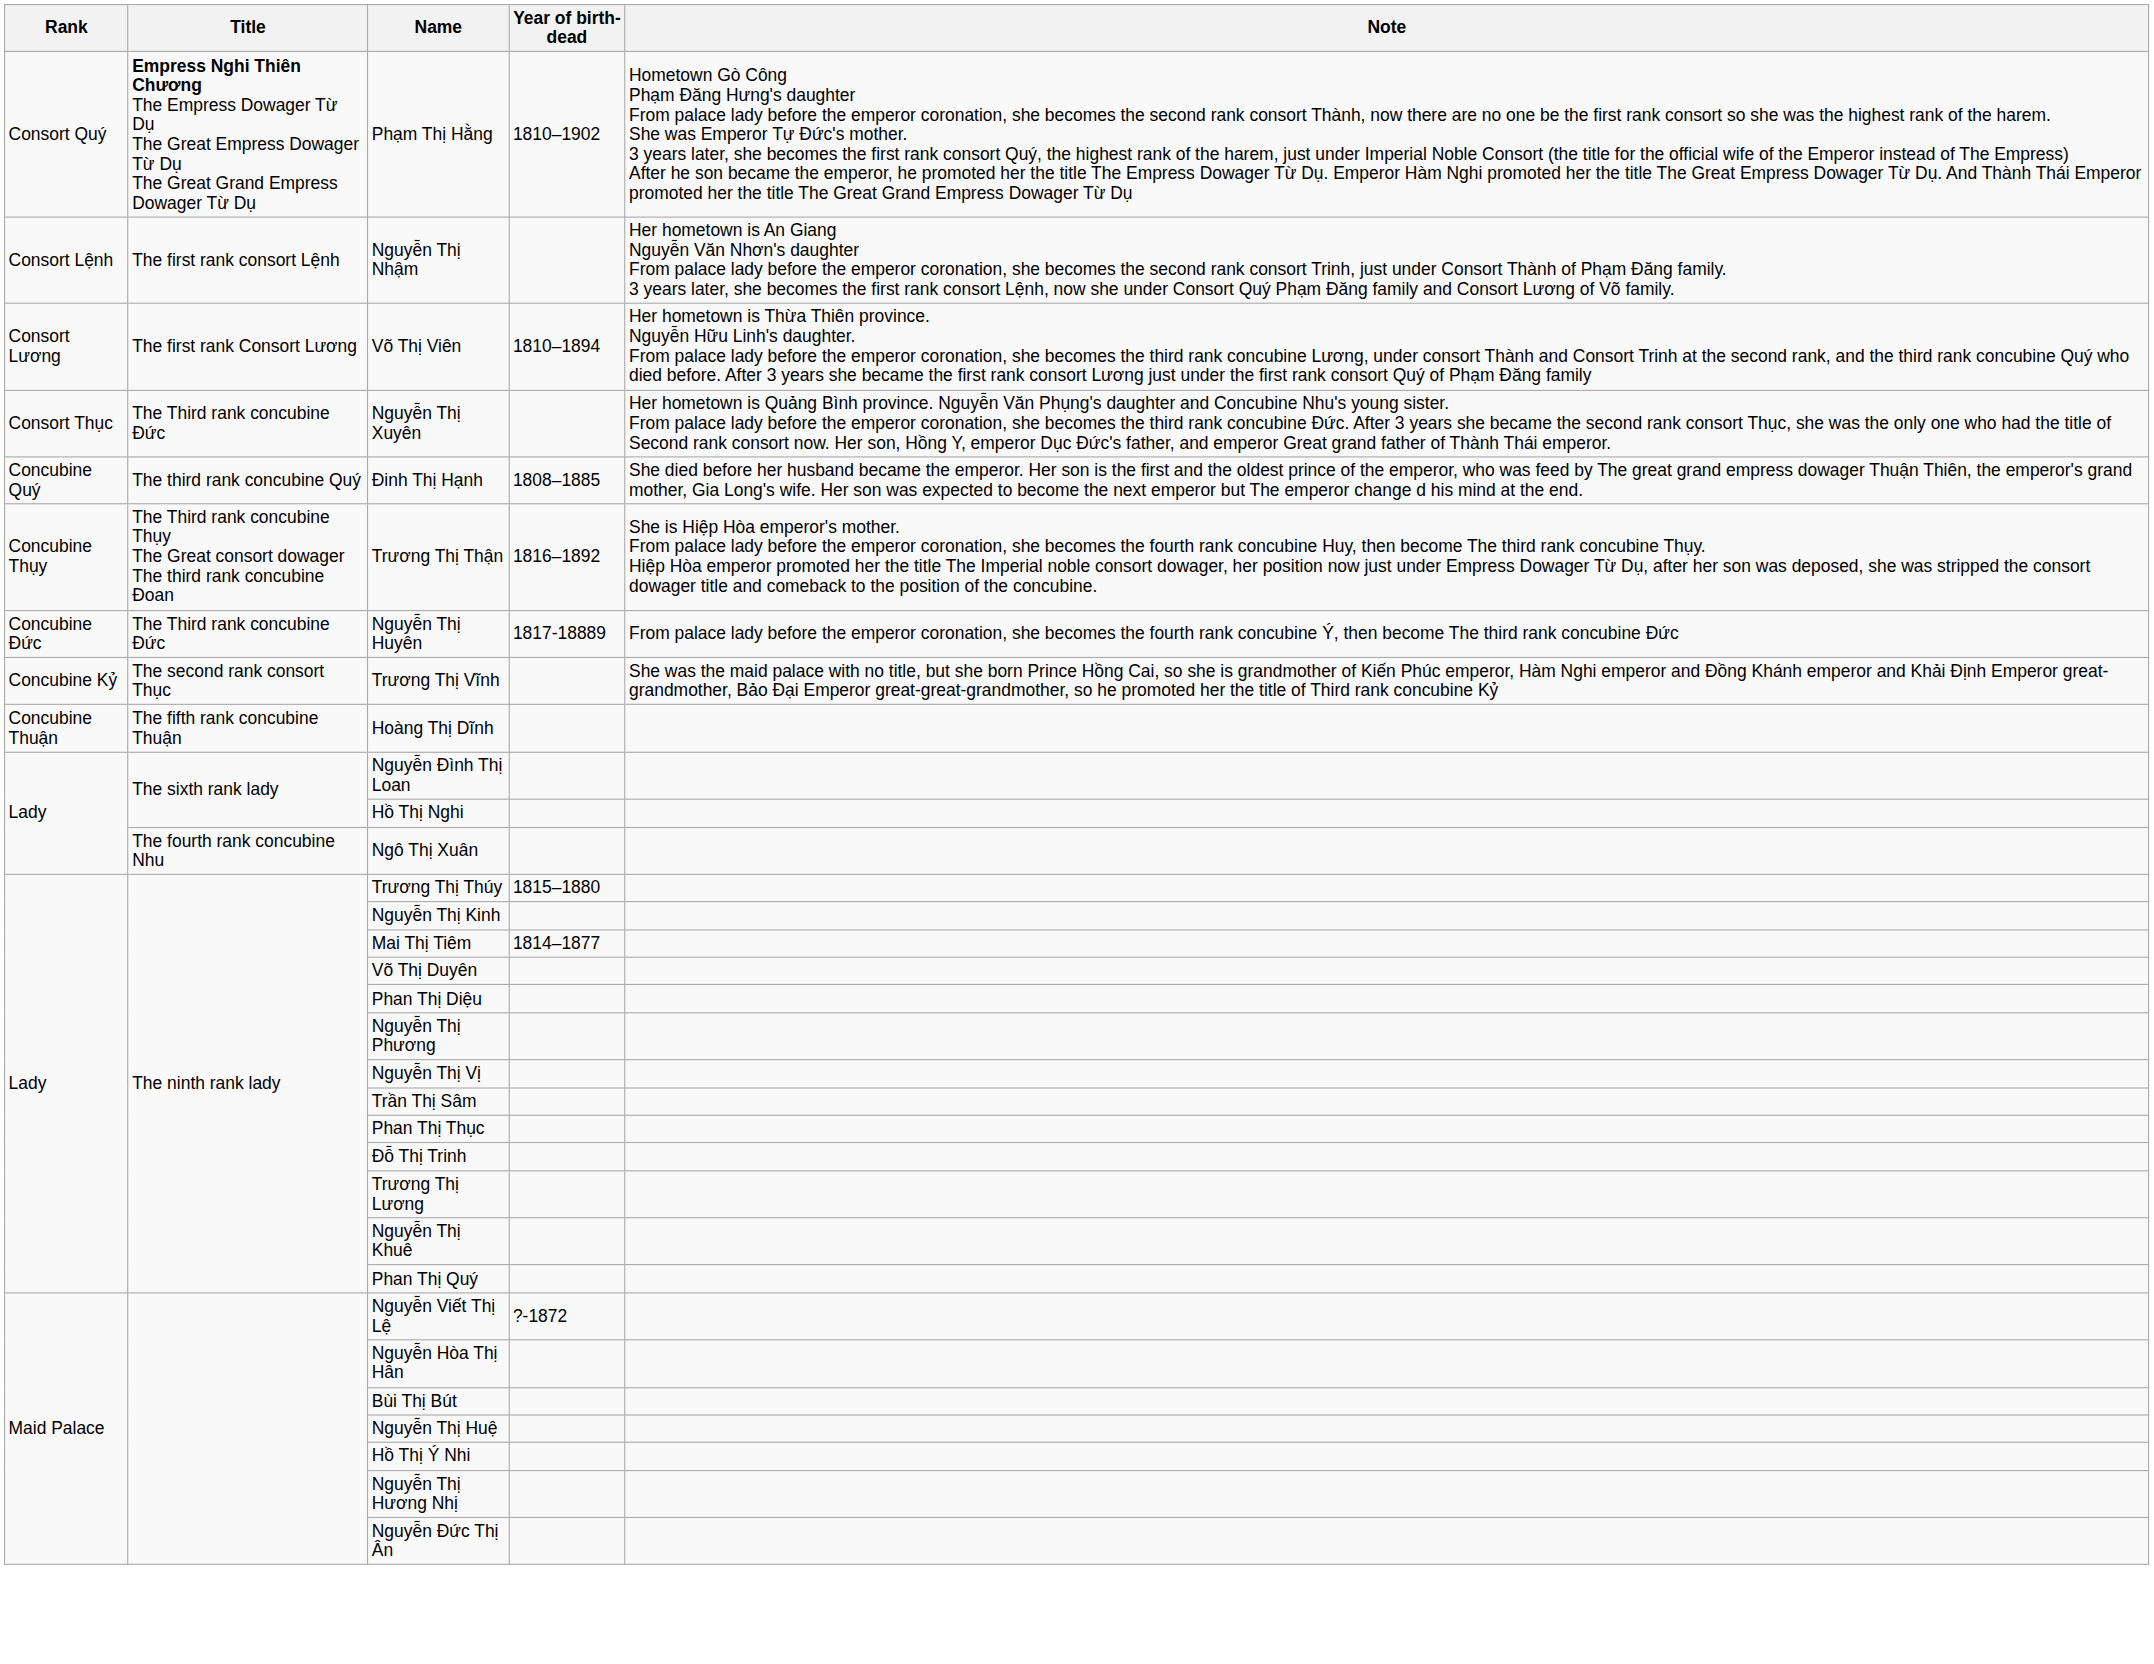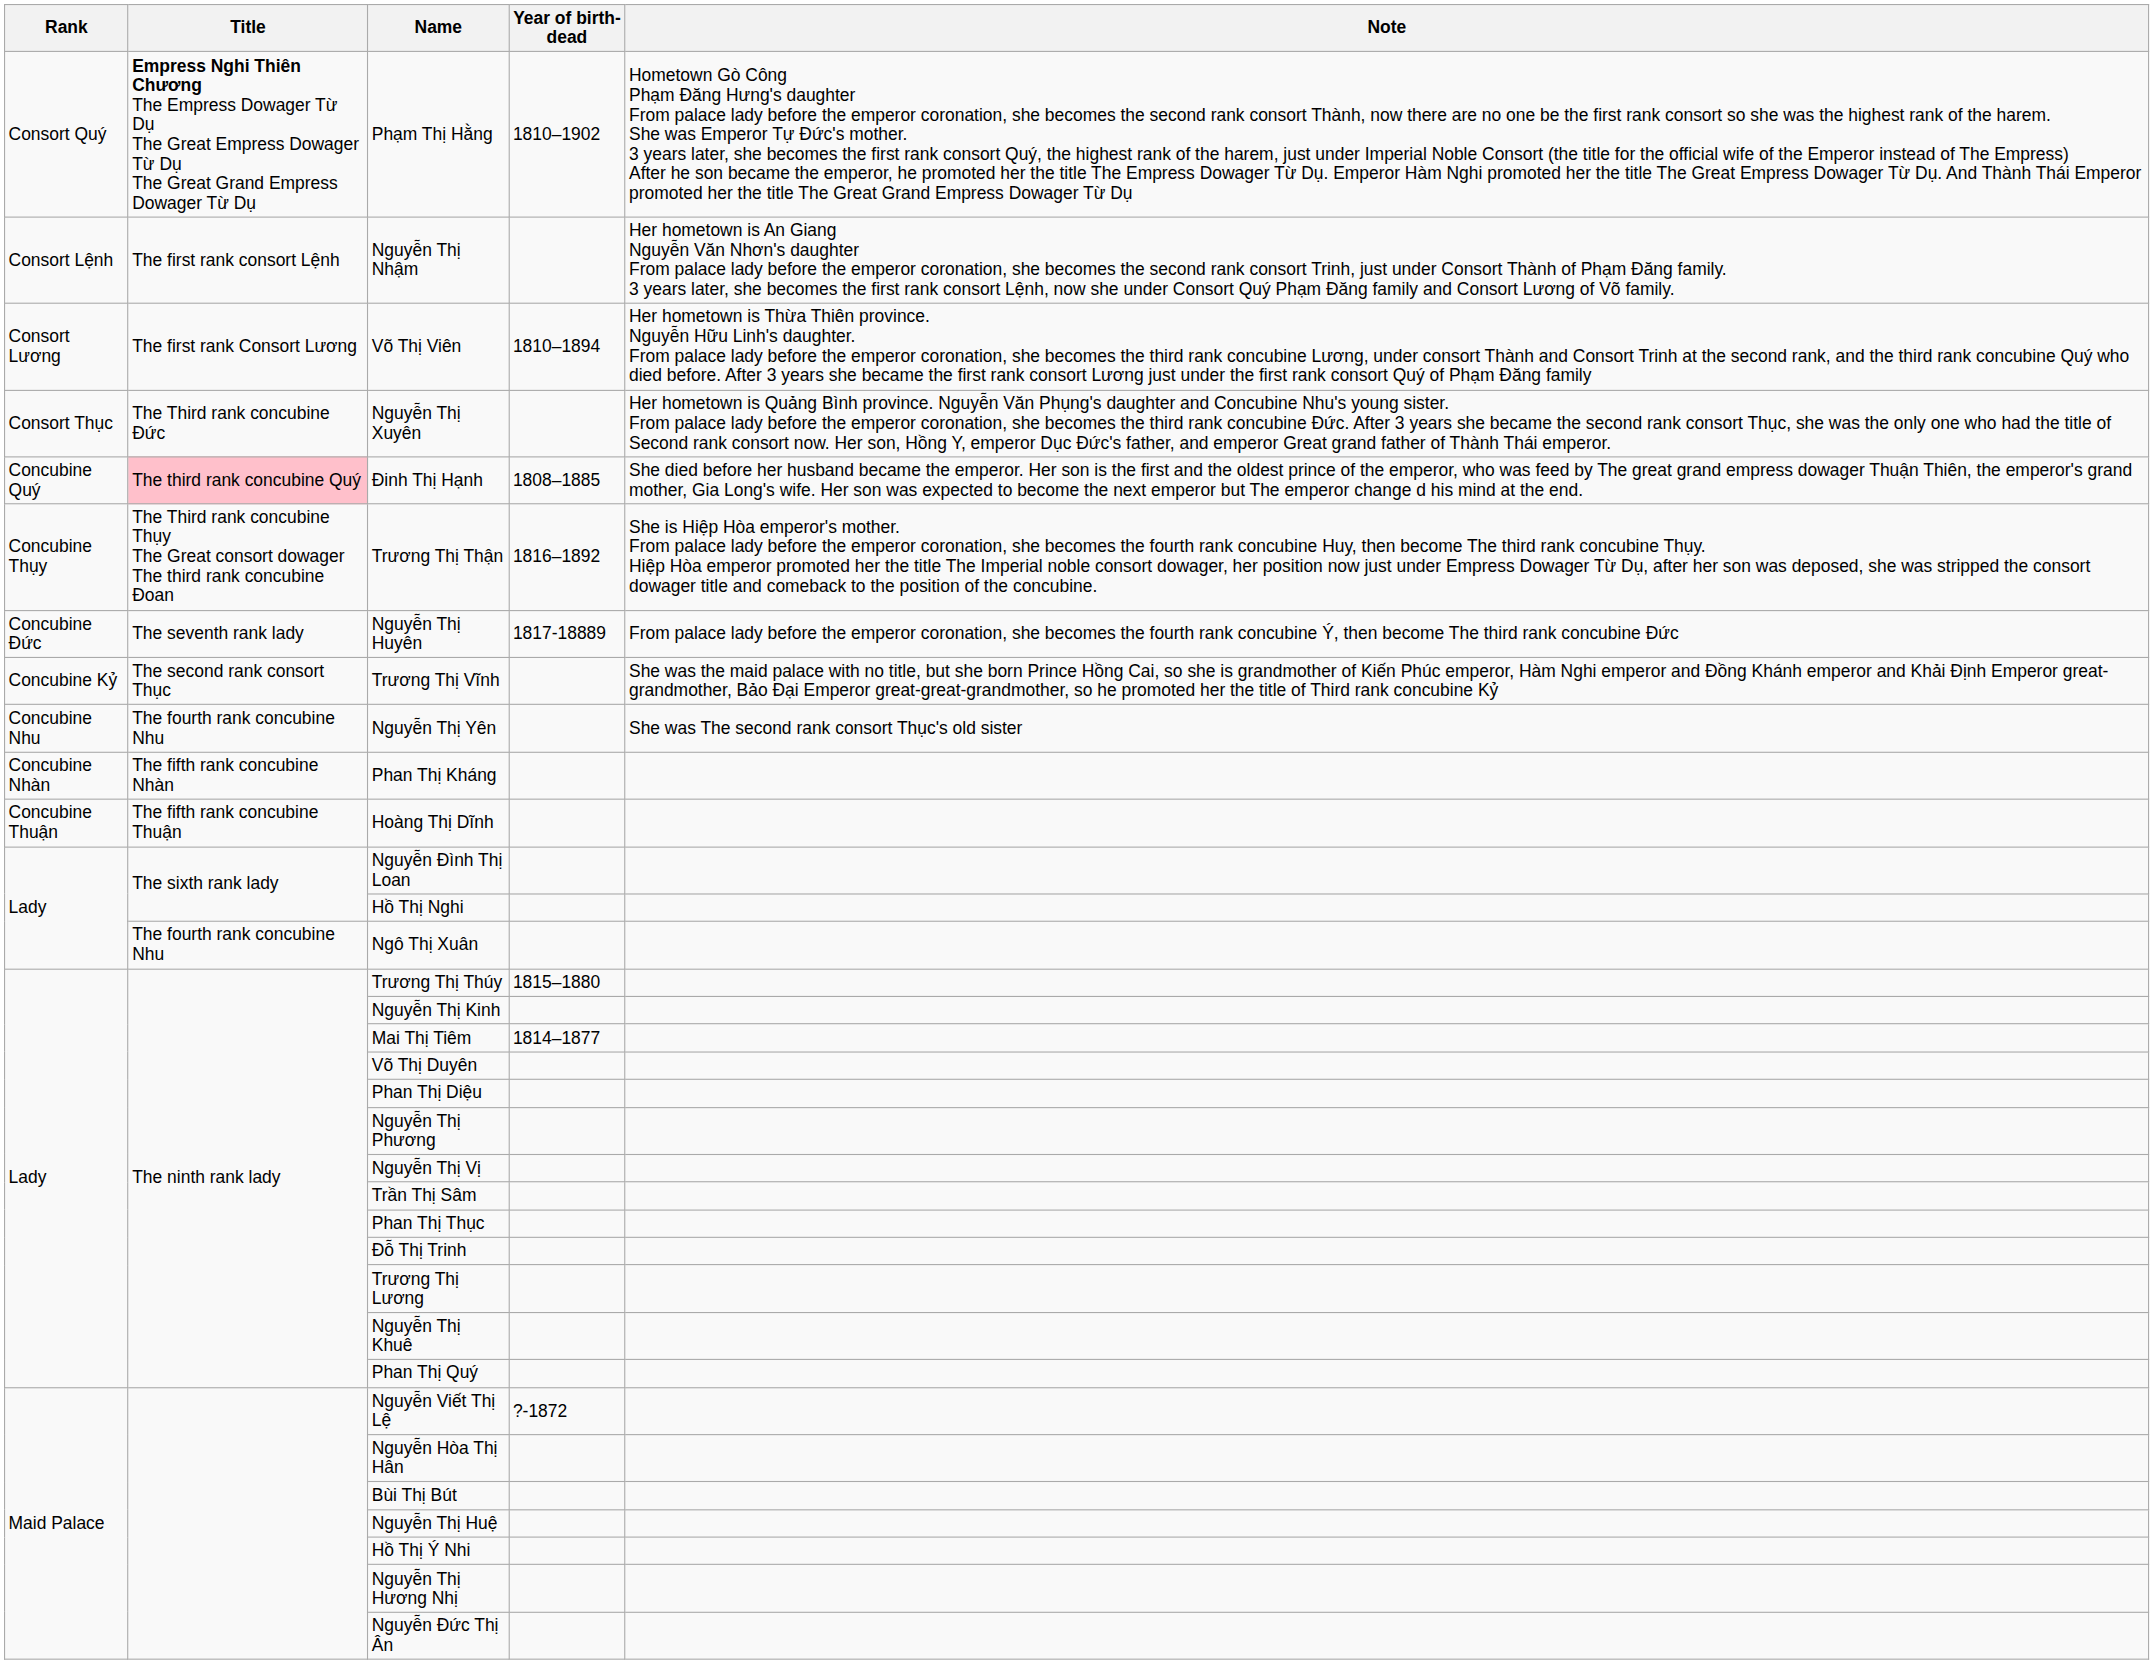(247, 480) no background -> (247, 480) pink background
(231, 633) The Third rank concubine Đức -> (218, 633) The seventh rank lady
+ row: (434, 728)
+ row: (434, 775)
